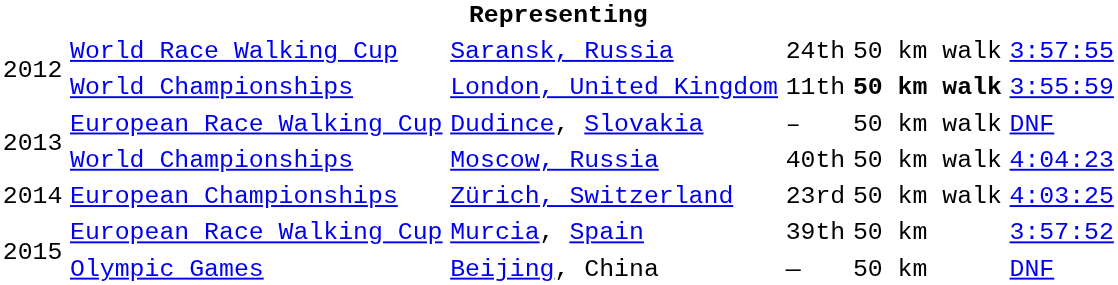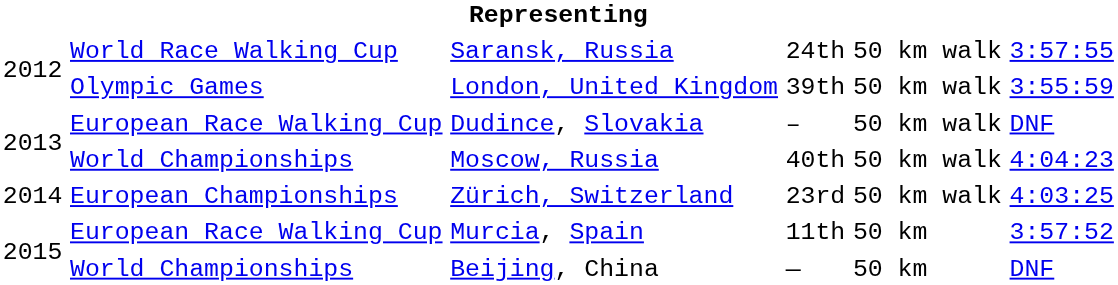(212, 88) World Championships -> (167, 88) Olympic Games
(815, 88) 11th -> (815, 88) 39th
(927, 88) bold -> (927, 88) normal
(815, 233) 39th -> (815, 233) 11th
(167, 269) Olympic Games -> (212, 269) World Championships
